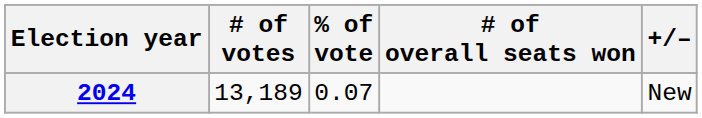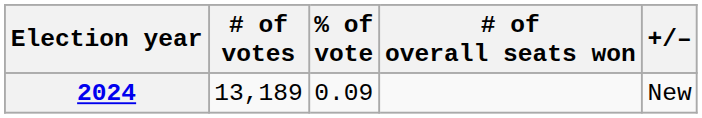(344, 93) 0.07 -> (344, 93) 0.09
